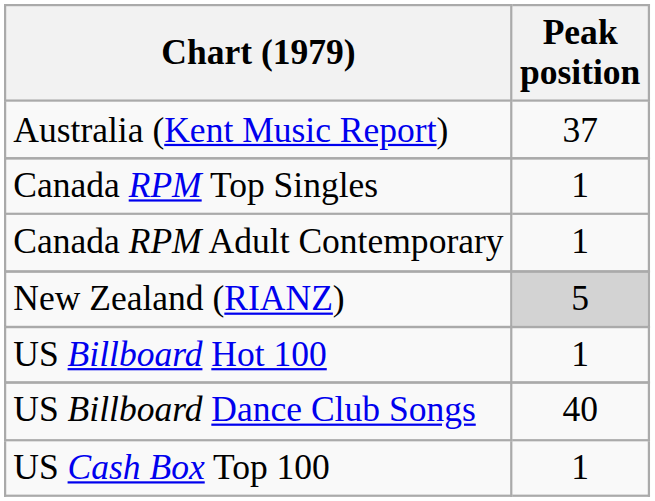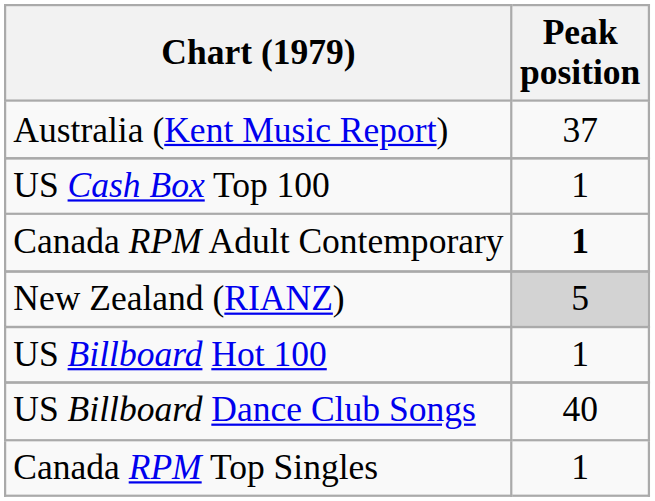rows swapped: (196, 185) <-> (172, 466)
(580, 241) normal -> (580, 241) bold
